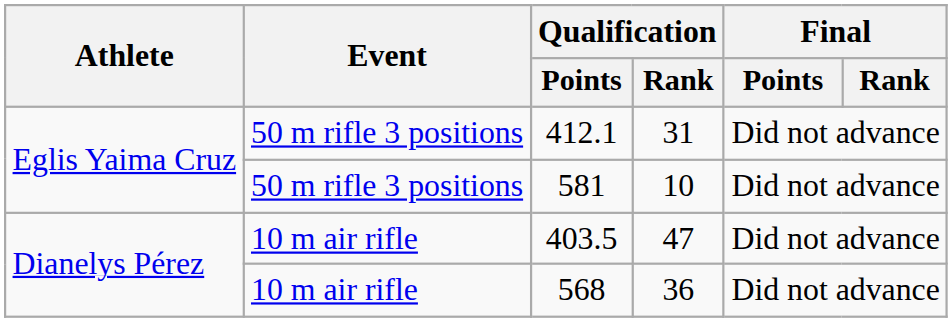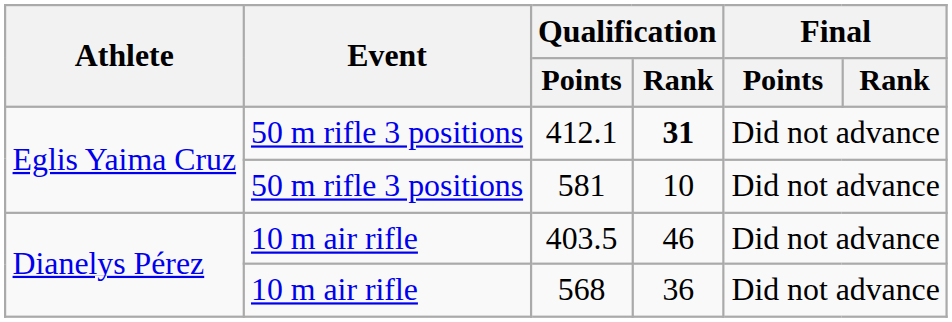(678, 133) normal -> (678, 133) bold
(678, 238) 47 -> (678, 238) 46
